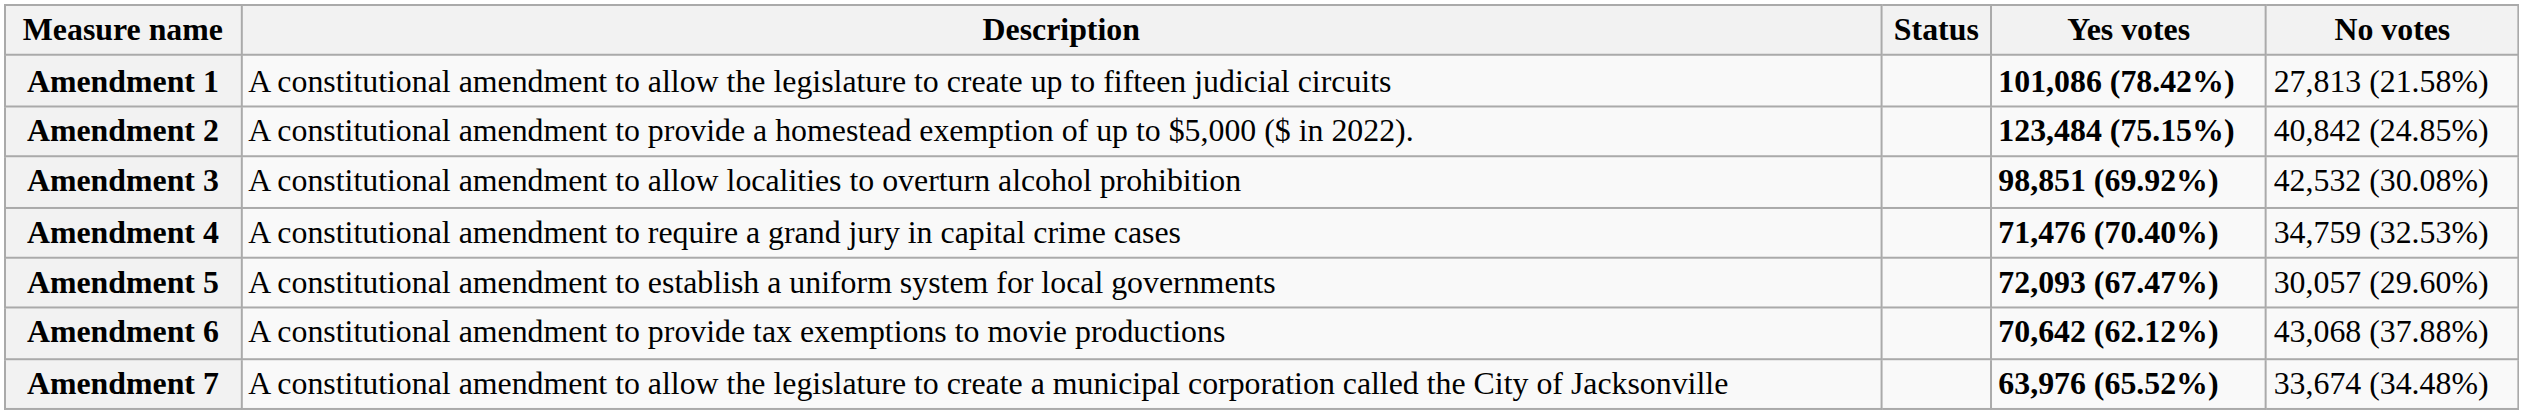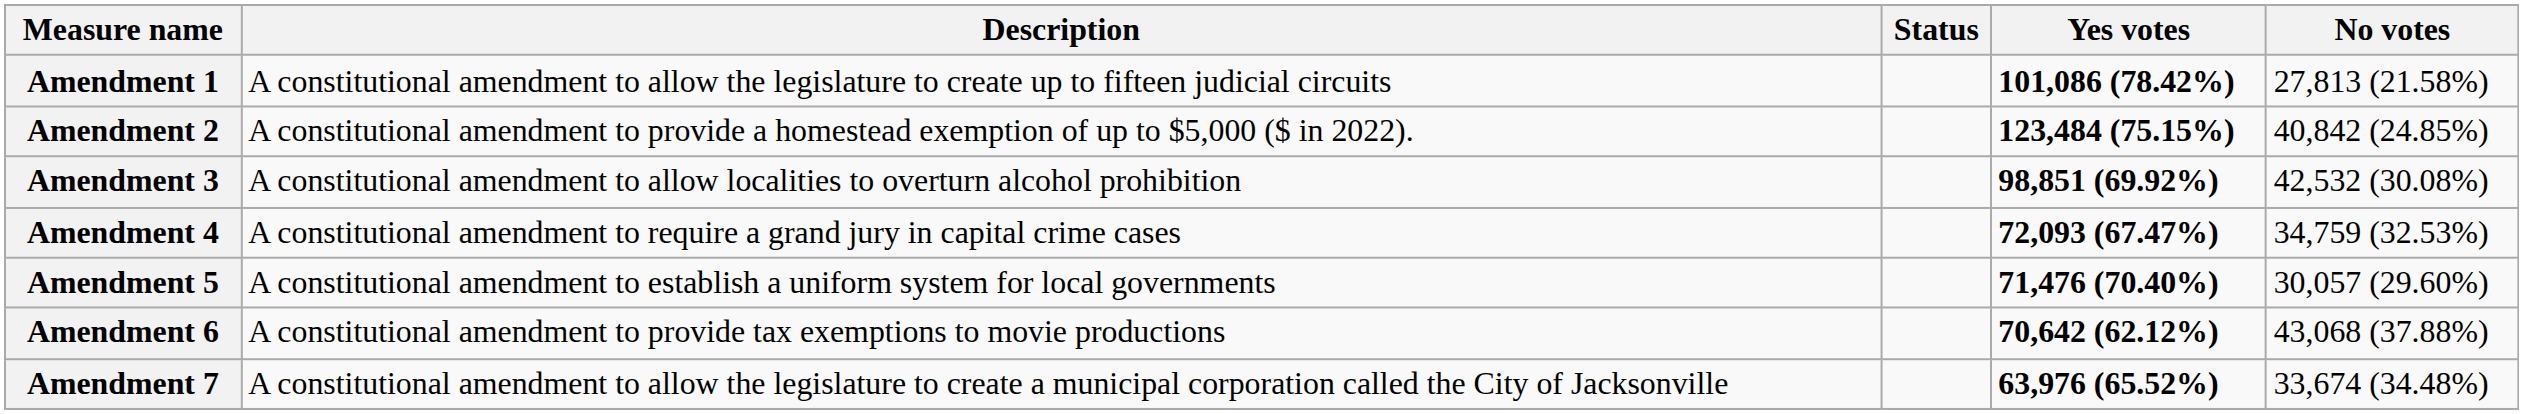(2108, 231) 71,476 (70.40%) -> (2108, 231) 72,093 (67.47%)
(2108, 282) 72,093 (67.47%) -> (2108, 282) 71,476 (70.40%)
